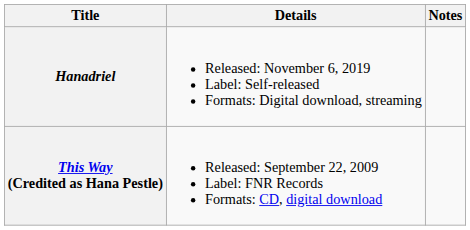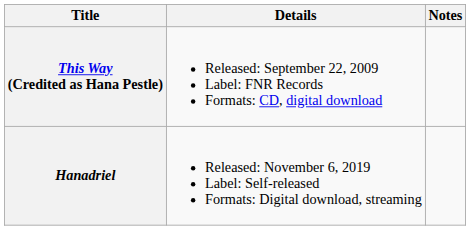rows swapped: (85, 175) <-> (85, 76)
